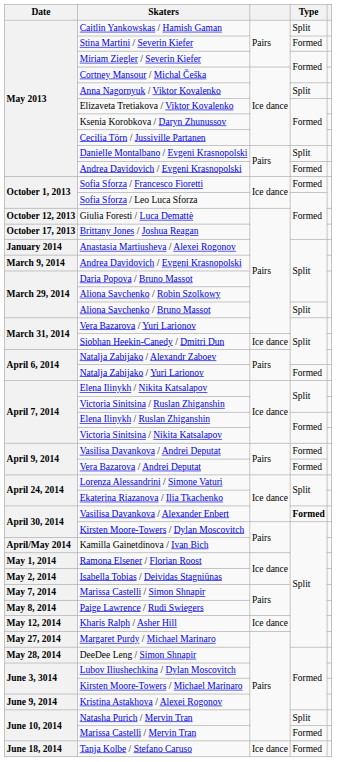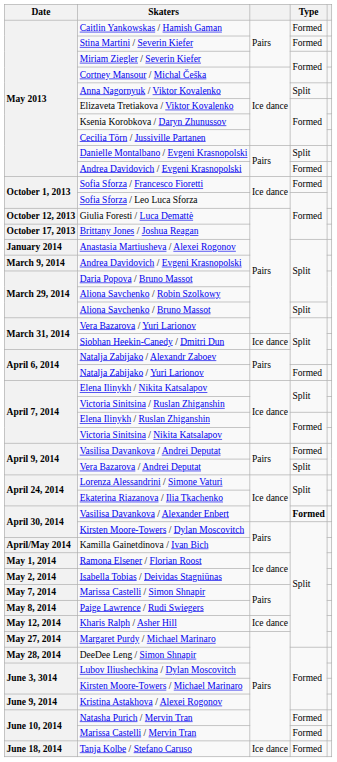(301, 28) Split -> (307, 28) Formed
(307, 467) Formed -> (301, 467) Split
(301, 718) Split -> (307, 718) Formed
